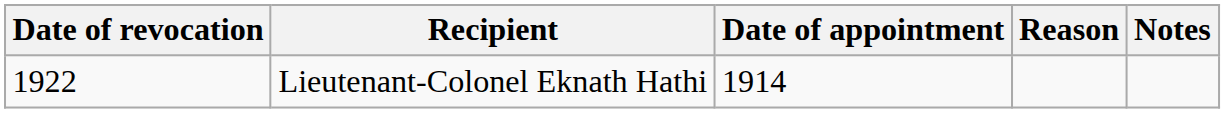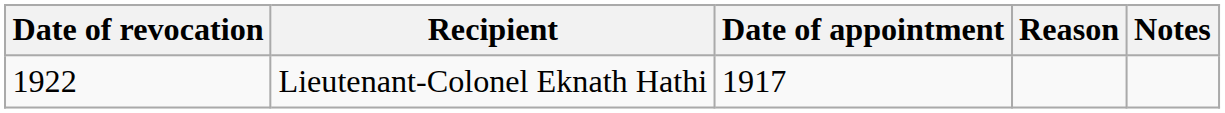(754, 81) 1914 -> (754, 81) 1917
